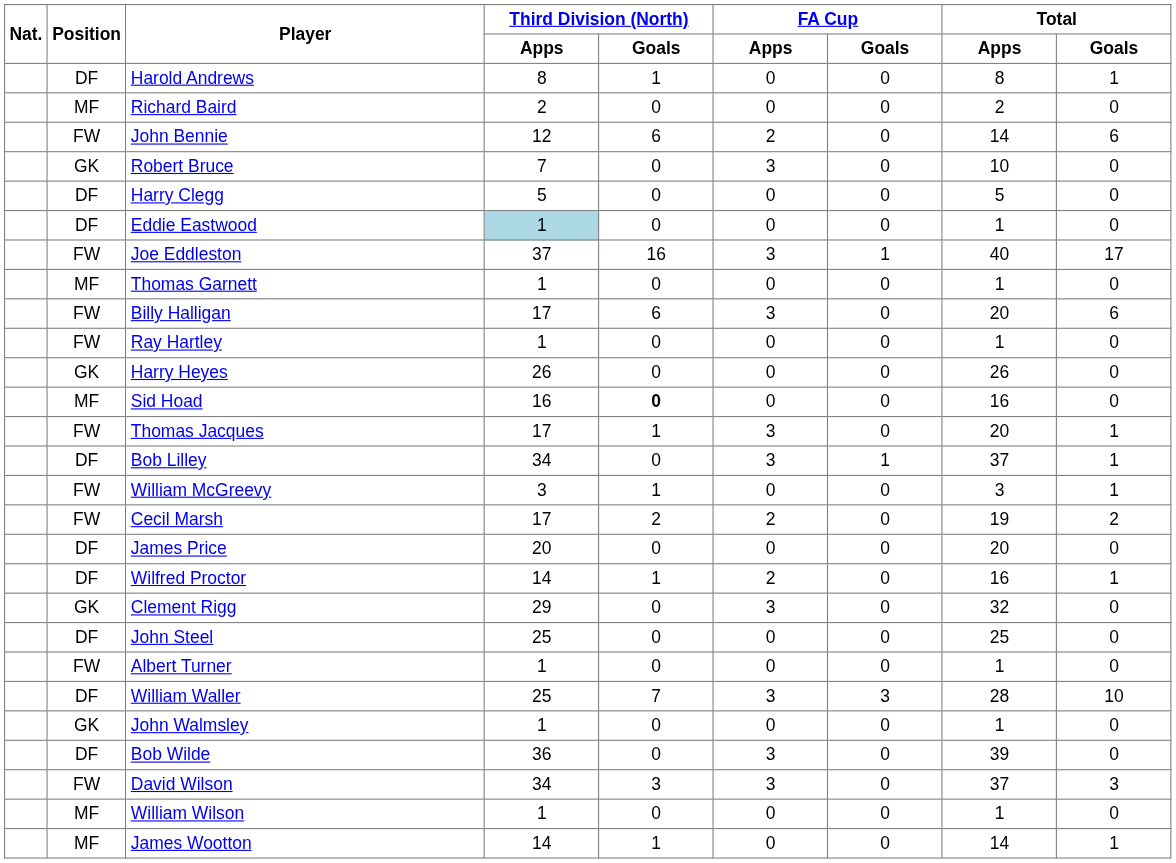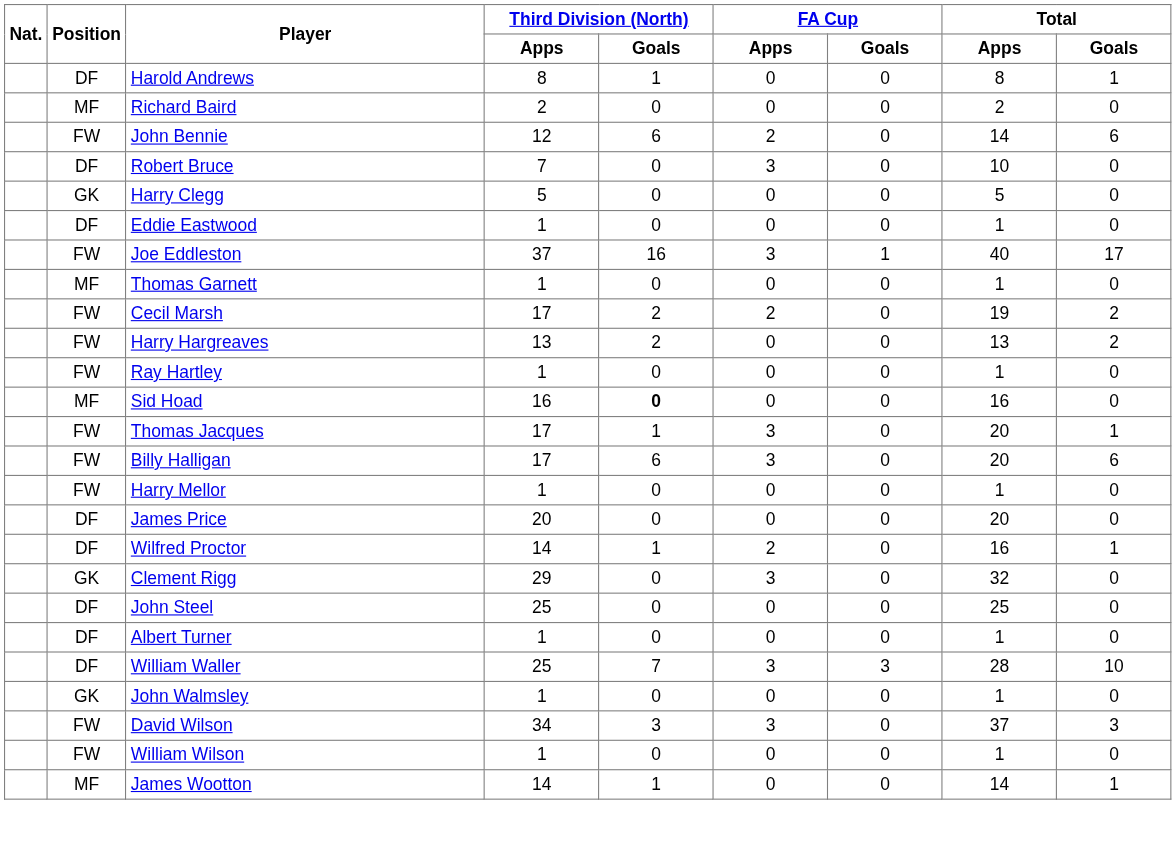(87, 166) GK -> (87, 166) DF
(87, 195) DF -> (87, 195) GK
(542, 225) lightblue background -> (542, 225) no background
rows swapped: (181, 313) <-> (177, 519)
+ row: (200, 342)
- row: (179, 372)
- row: (169, 460)
- row: (201, 490)
+ row: (178, 490)
(87, 666) FW -> (87, 637) DF
- row: (171, 754)
(87, 813) MF -> (87, 754) FW
